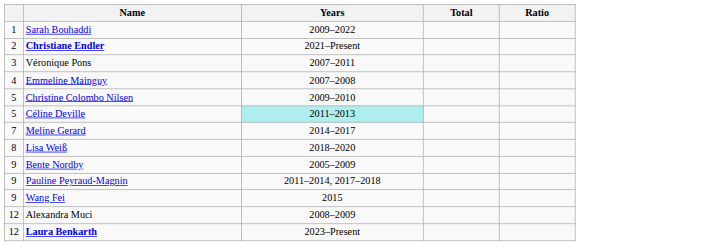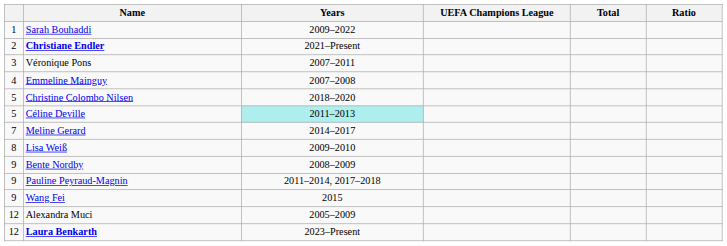+ column: (497, 13)
(332, 97) 2009–2010 -> (332, 97) 2018–2020
(332, 148) 2018–2020 -> (332, 148) 2009–2010
(332, 165) 2005–2009 -> (332, 165) 2008–2009
(332, 215) 2008–2009 -> (332, 215) 2005–2009
